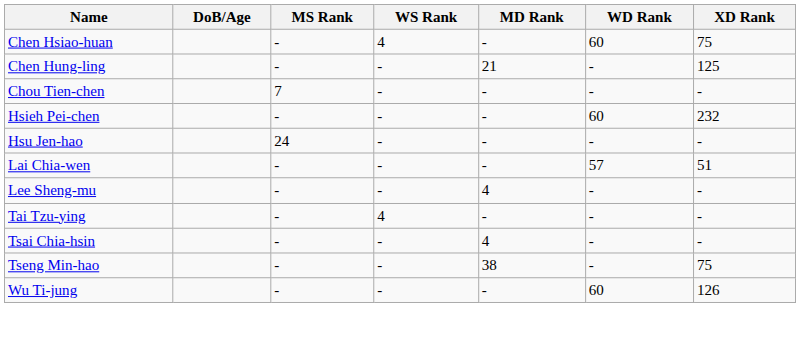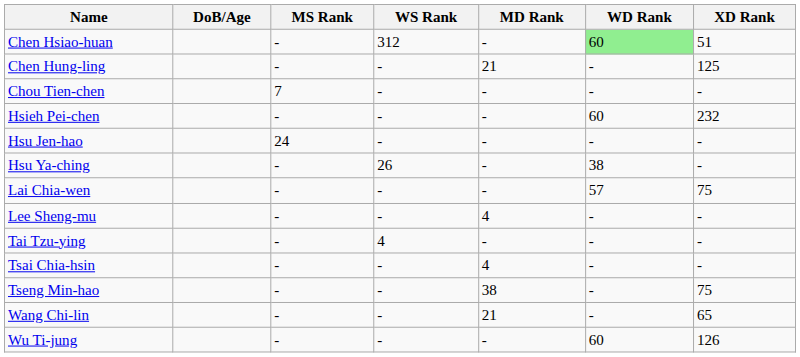(381, 41) 4 -> (389, 41) 312
(596, 41) no background -> (596, 41) lightgreen background
(705, 41) 75 -> (705, 41) 51
+ row: (49, 165)
(705, 165) 51 -> (705, 190) 75
+ row: (49, 314)
